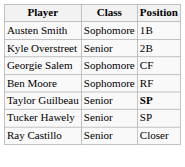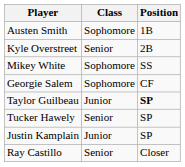+ row: (36, 65)
- row: (32, 83)
(98, 100) Senior -> (98, 100) Junior
+ row: (43, 135)
